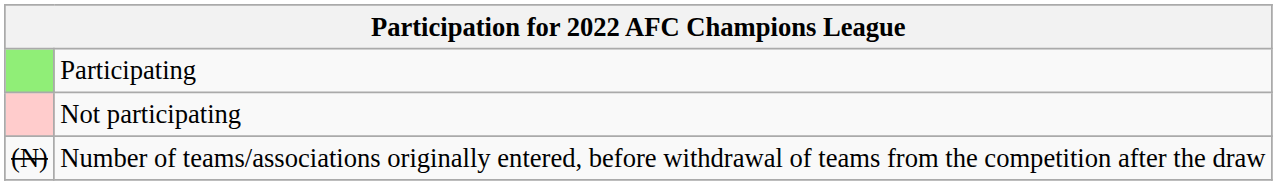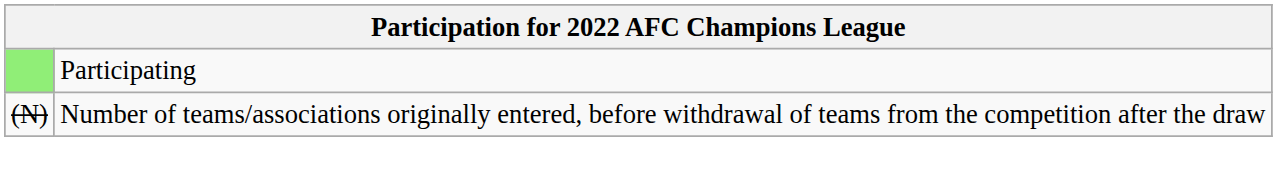- row: (151, 114)
